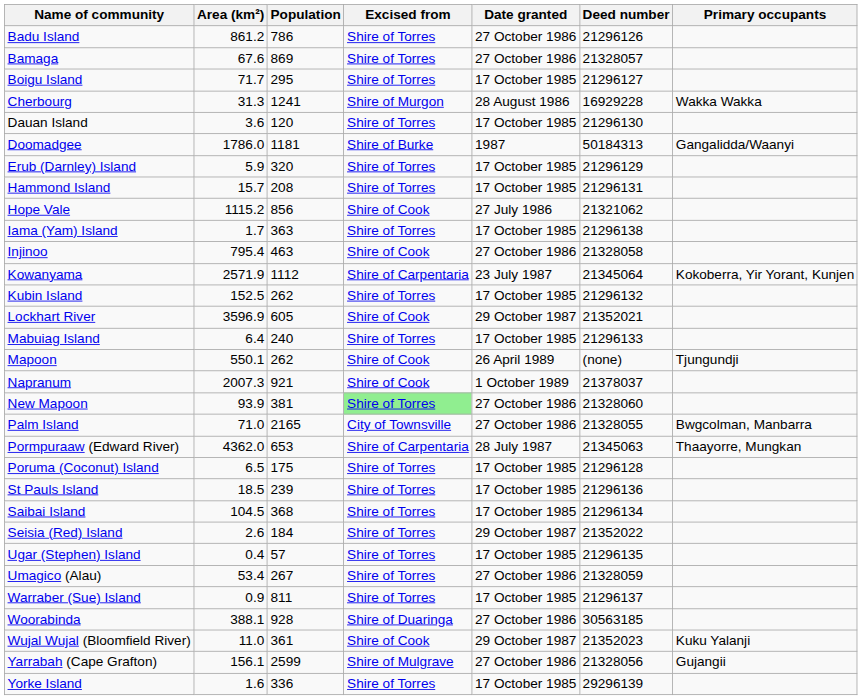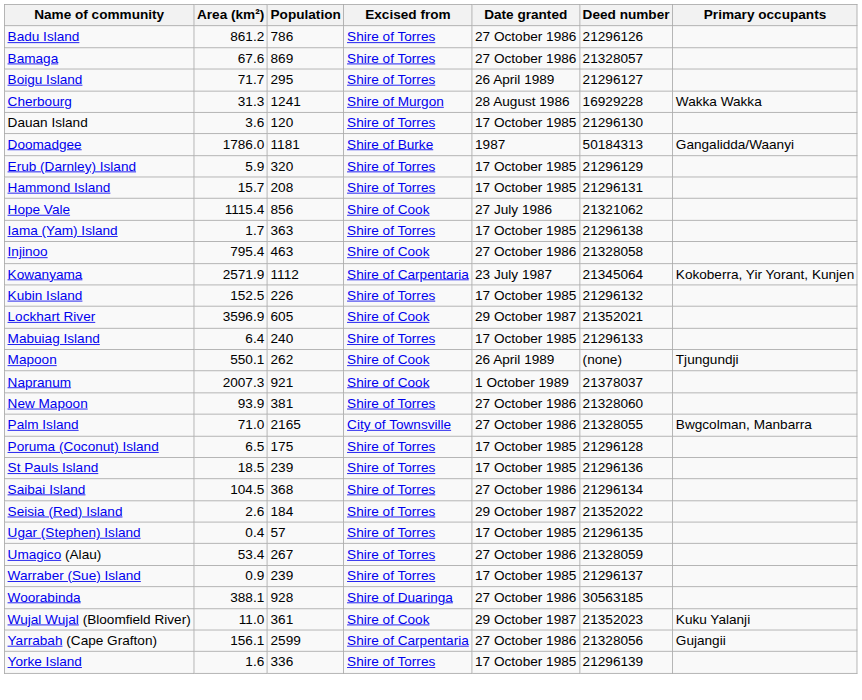(526, 79) 17 October 1985 -> (515, 79) 26 April 1989
(244, 209) 1115.2 -> (244, 209) 1115.4
(282, 295) 262 -> (282, 295) 226
(391, 403) lightgreen background -> (391, 403) no background
- row: (93, 446)
(526, 511) 17 October 1985 -> (526, 489) 27 October 1986
(281, 597) 811 -> (282, 576) 239
(400, 662) Shire of Mulgrave -> (408, 640) Shire of Carpentaria
(613, 683) 29296139 -> (613, 662) 21296139
